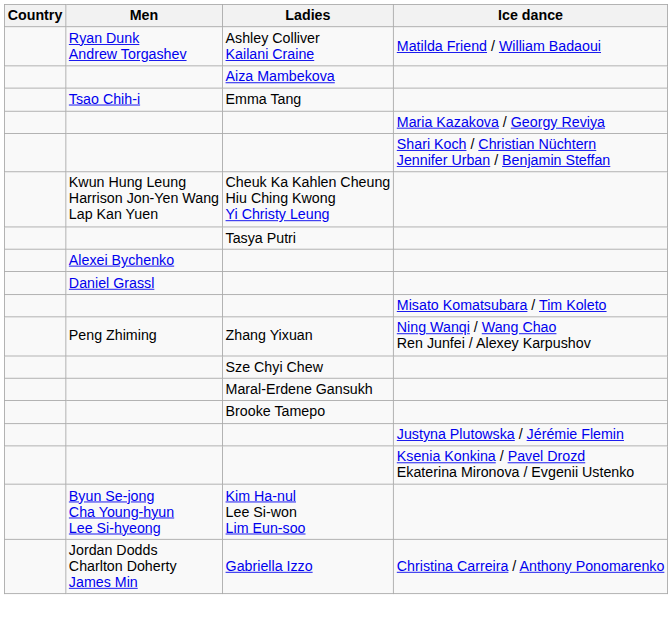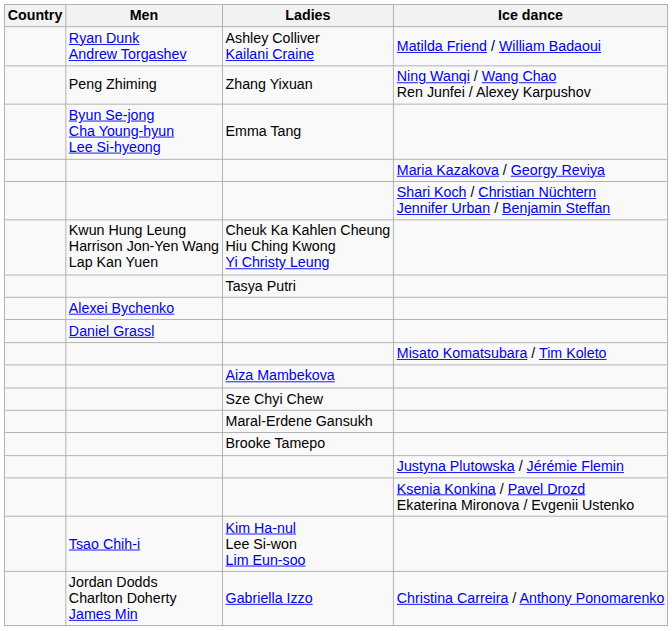rows swapped: (269, 336) <-> (280, 76)
(104, 99) Tsao Chih-i -> (122, 131) Byun Se-jong Cha Young-hyun Lee Si-hyeong
(122, 511) Byun Se-jong Cha Young-hyun Lee Si-hyeong -> (104, 543) Tsao Chih-i
